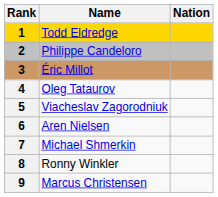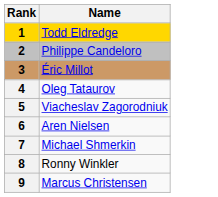- column: (192, 13)
